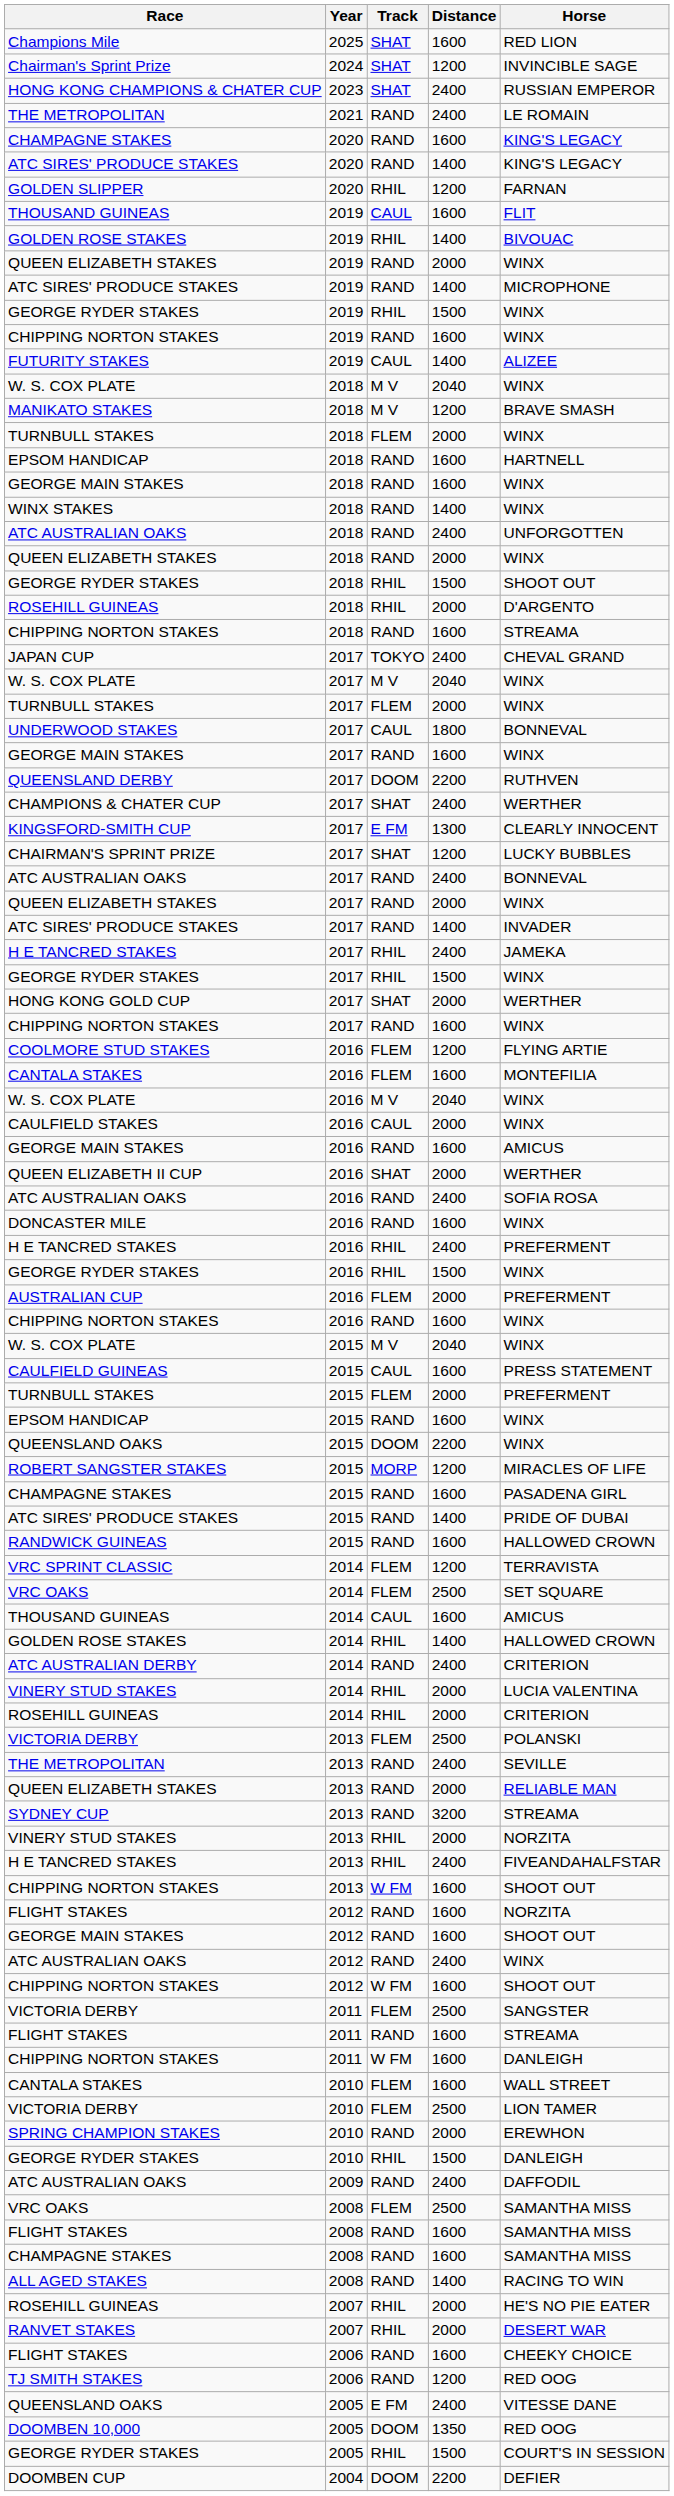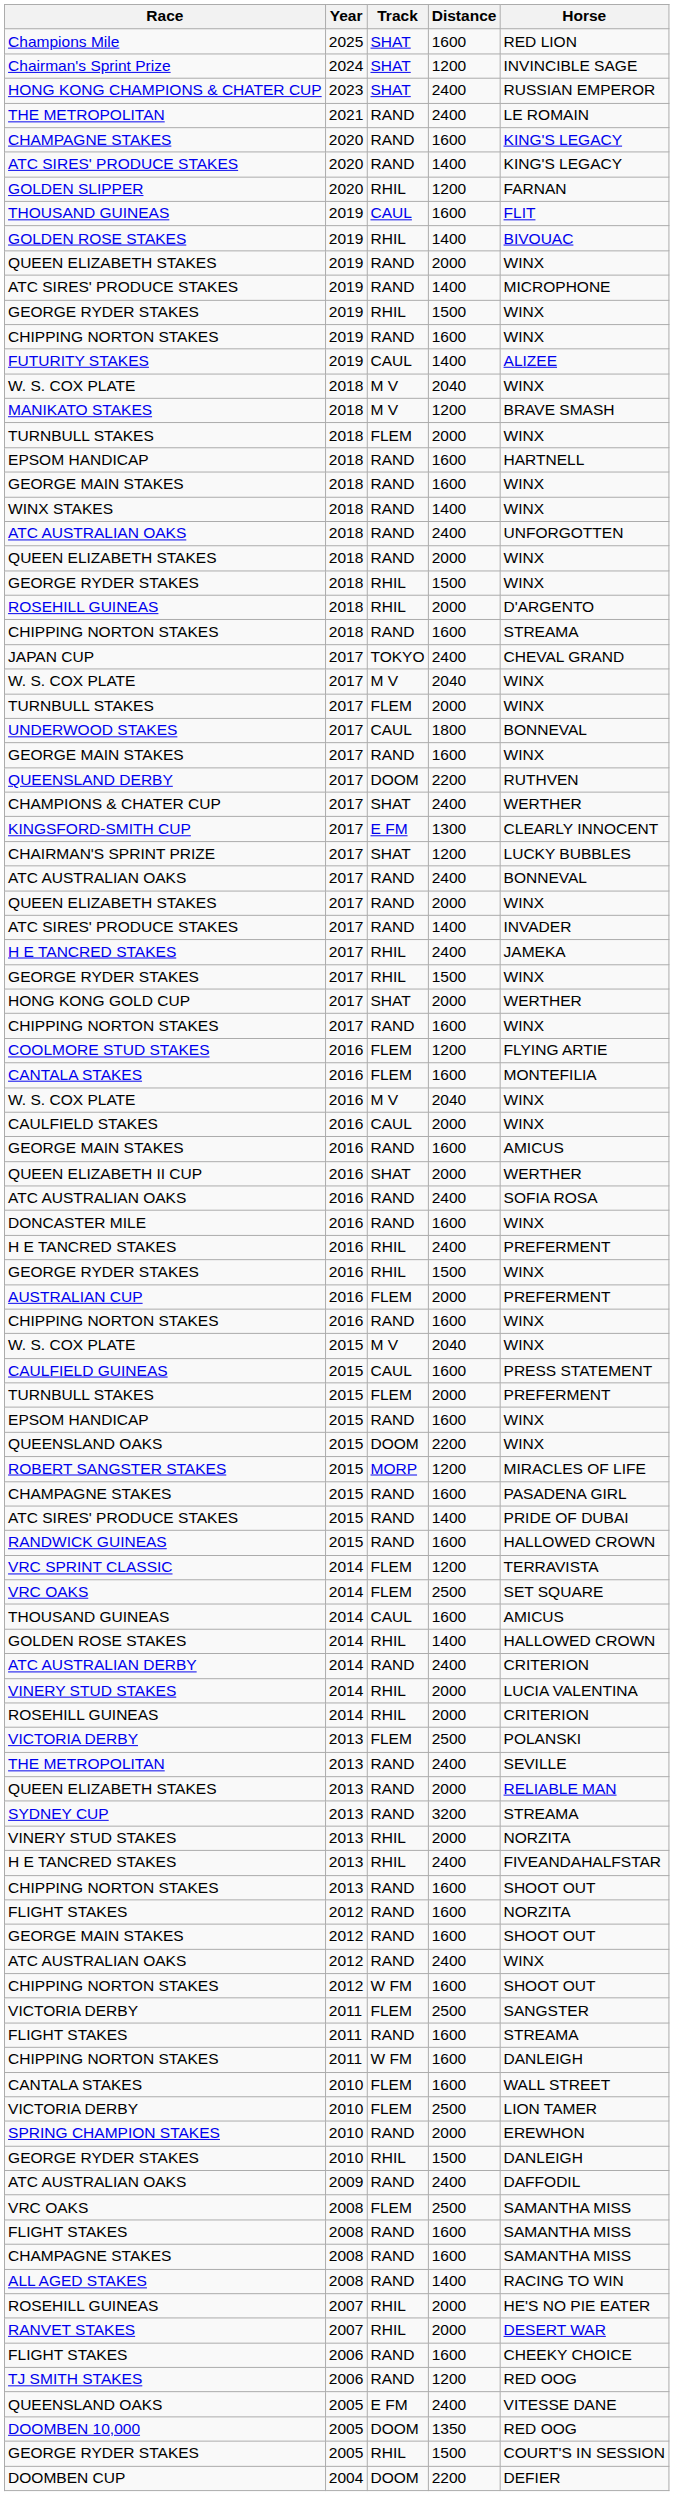(550, 582) SHOOT OUT -> (524, 582) WINX
(391, 1887) W FM -> (392, 1887) RAND
